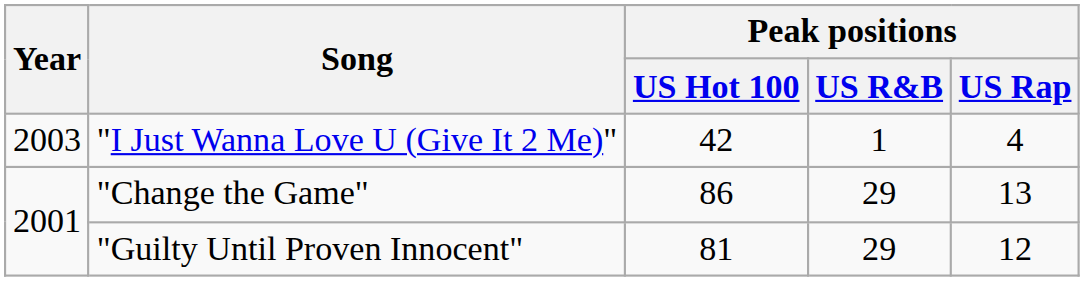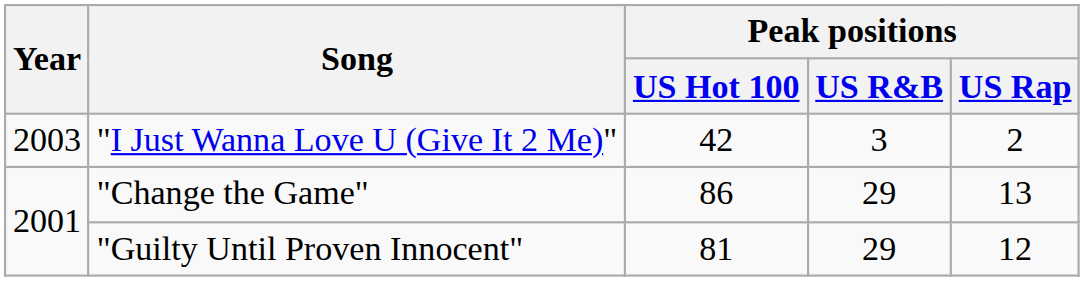(879, 139) 1 -> (879, 139) 3
(1015, 139) 4 -> (1015, 139) 2
